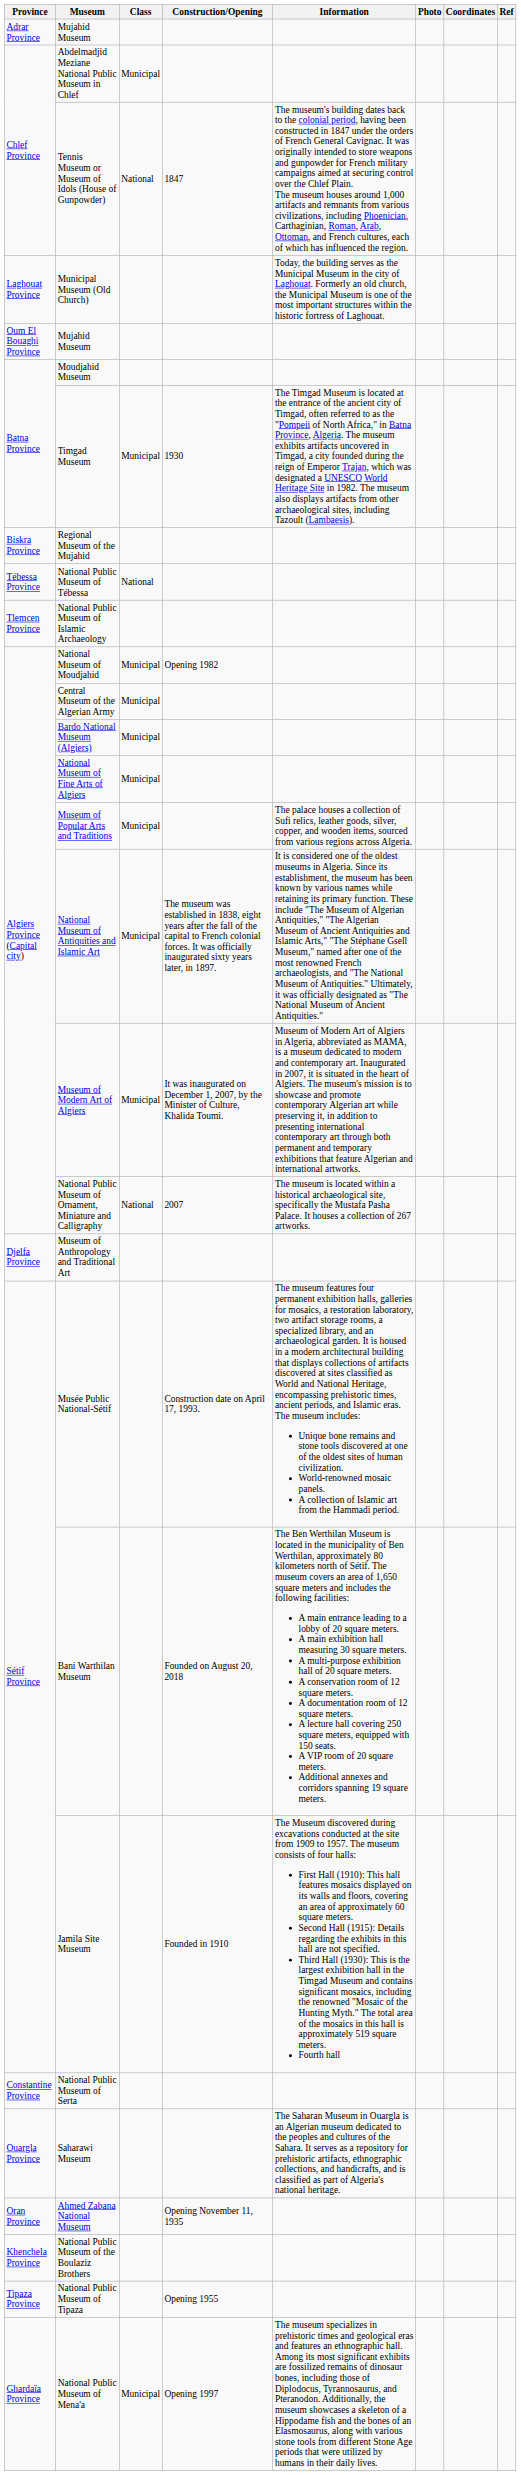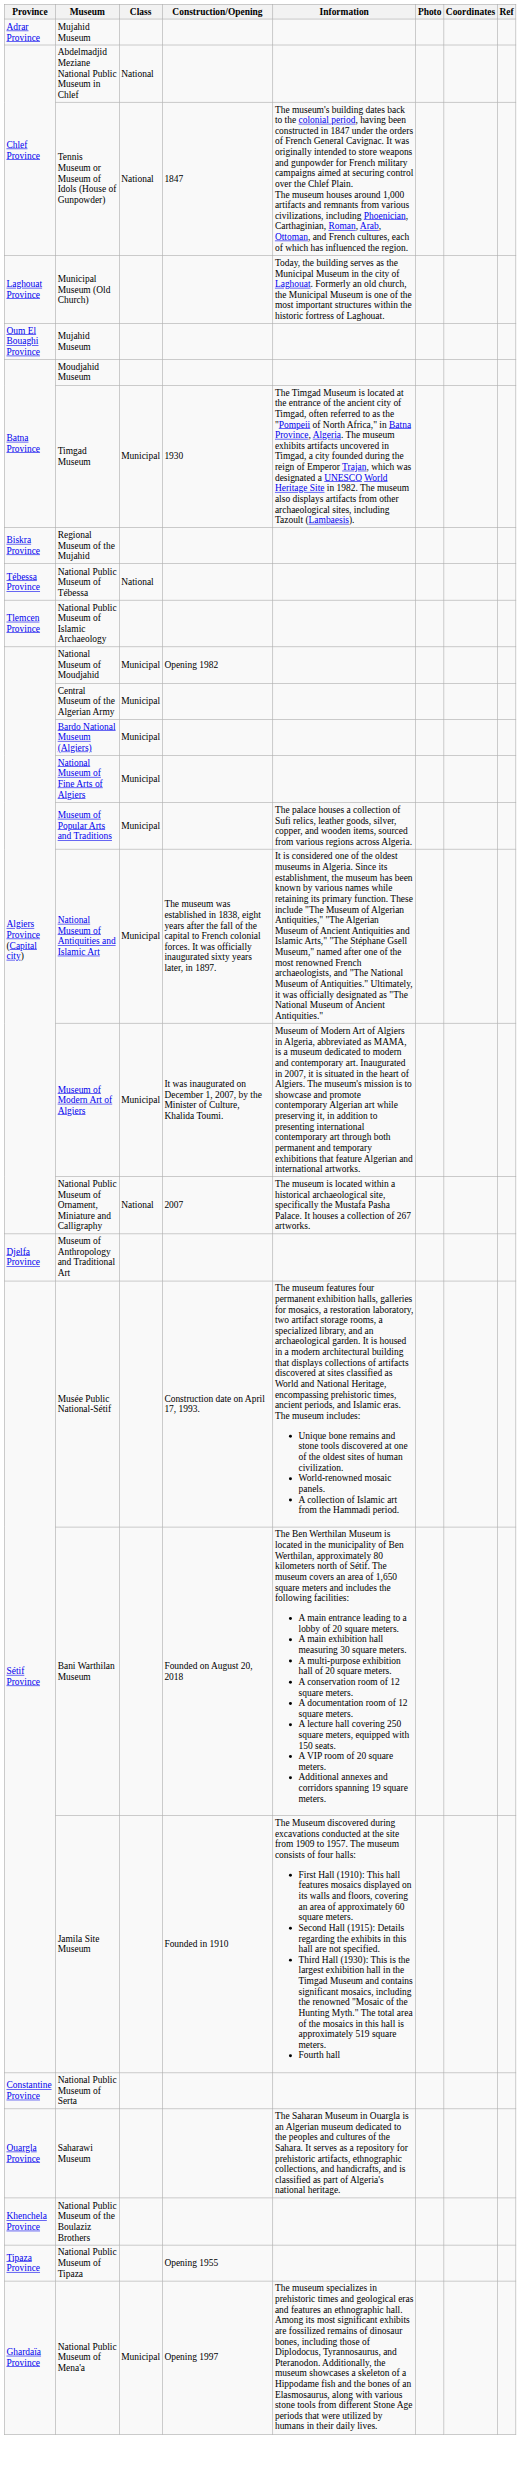(141, 73) Municipal -> (137, 73) National
- row: (23, 2216)
